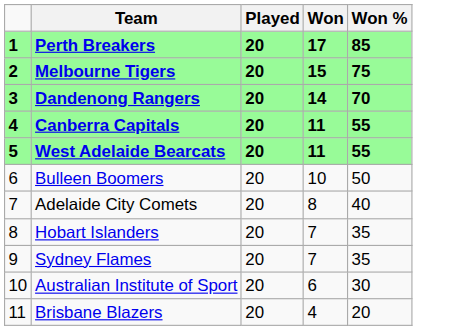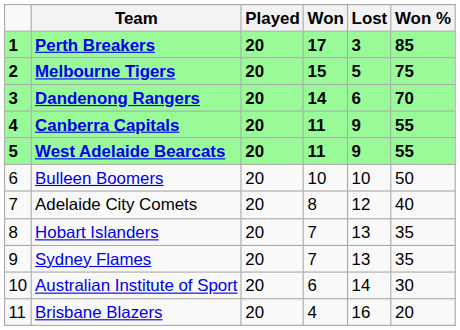+ column: (369, 18)
